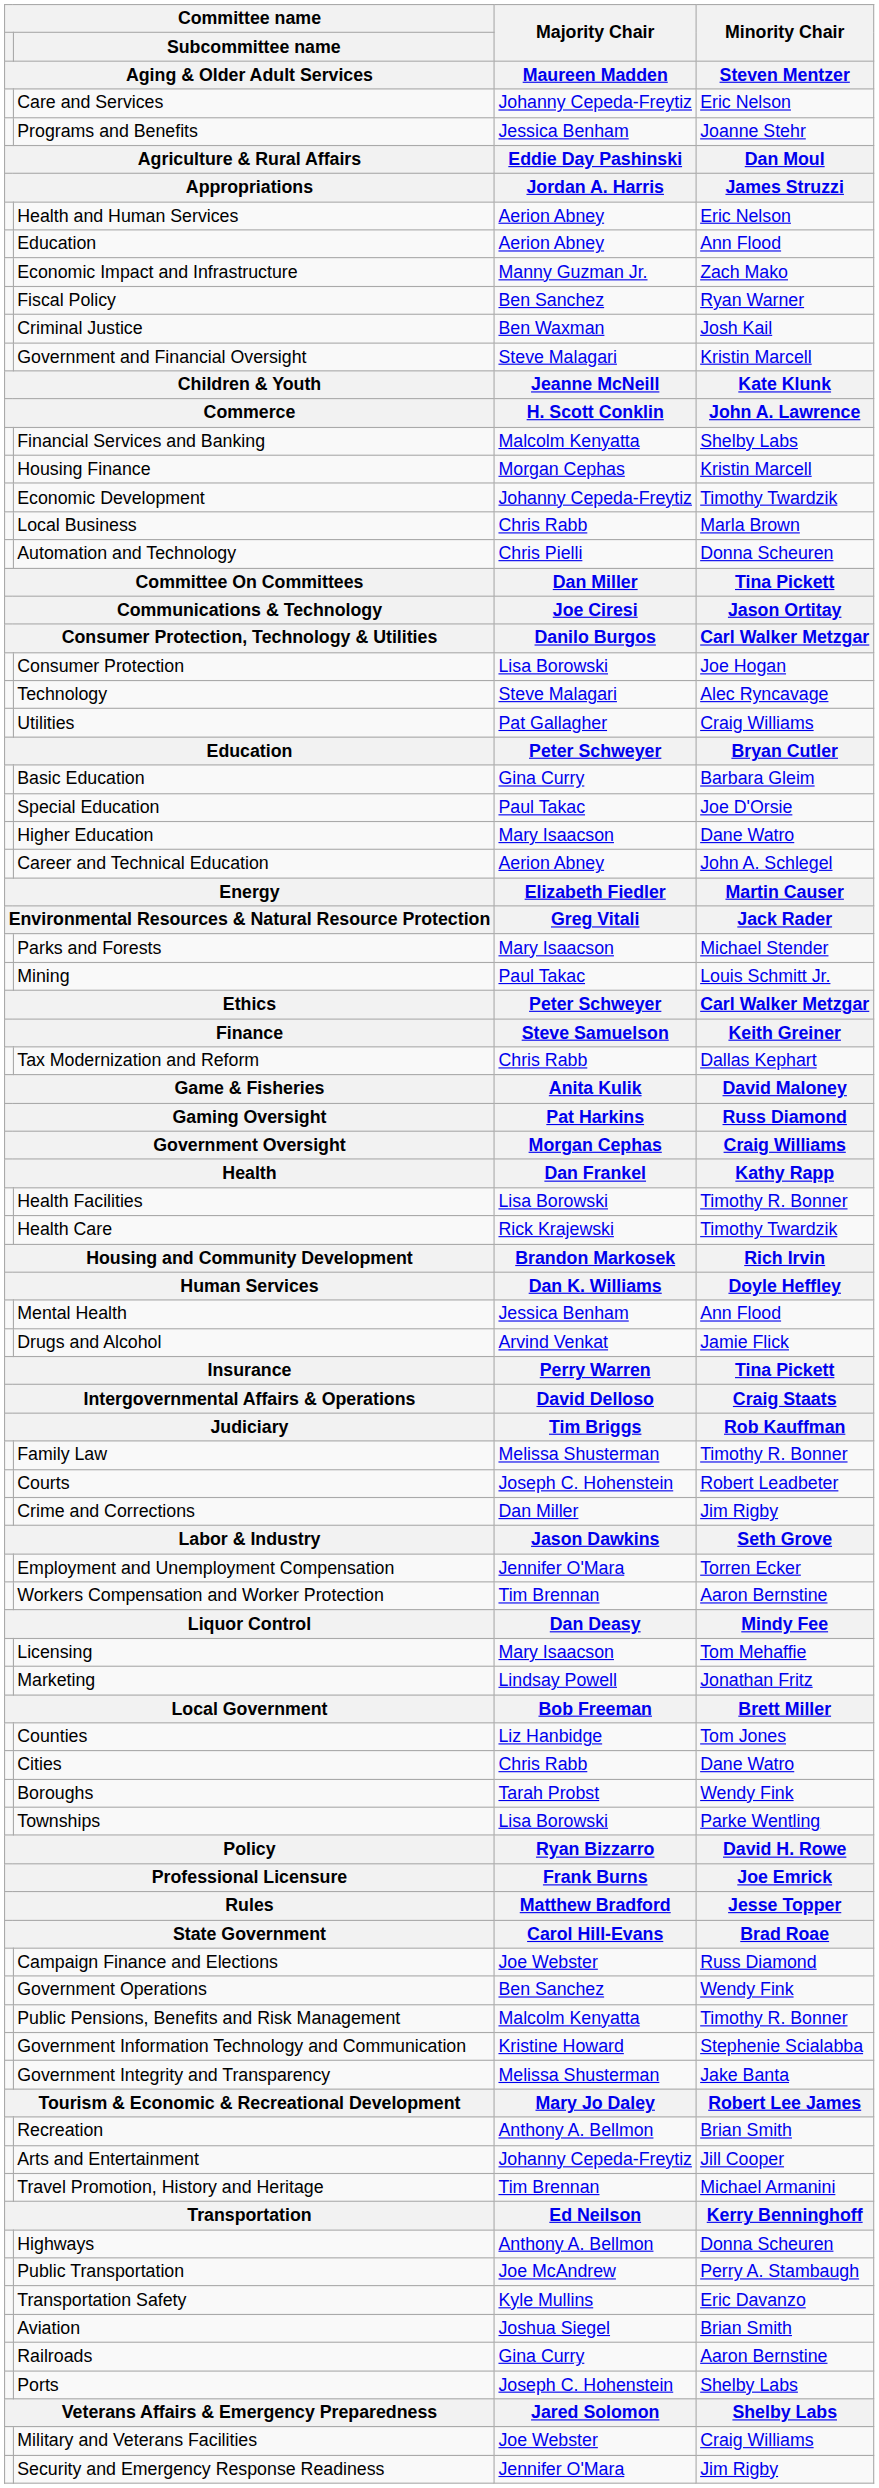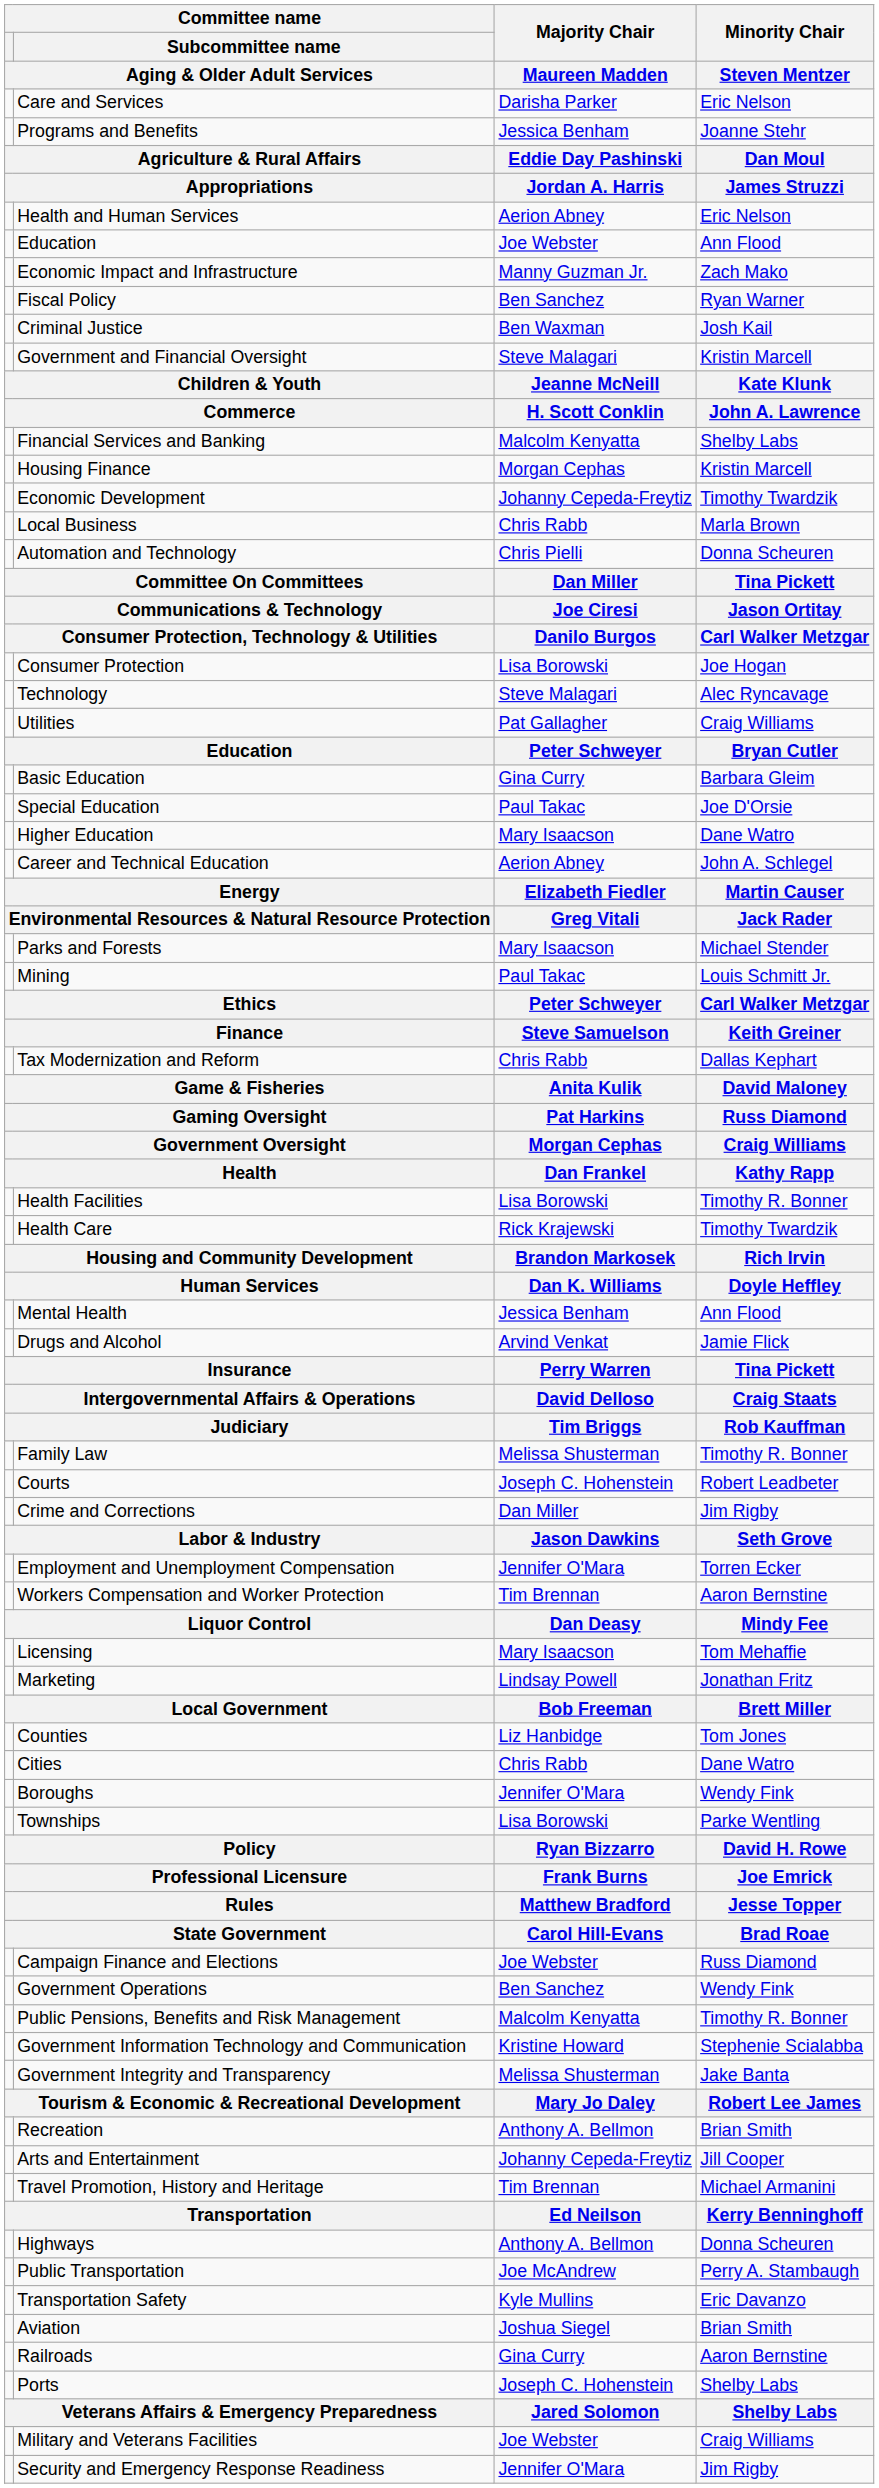(595, 103) Johanny Cepeda-Freytiz -> (558, 103) Darisha Parker
(551, 243) Aerion Abney -> (548, 243) Joe Webster
(549, 1793) Tarah Probst -> (561, 1793) Jennifer O'Mara
